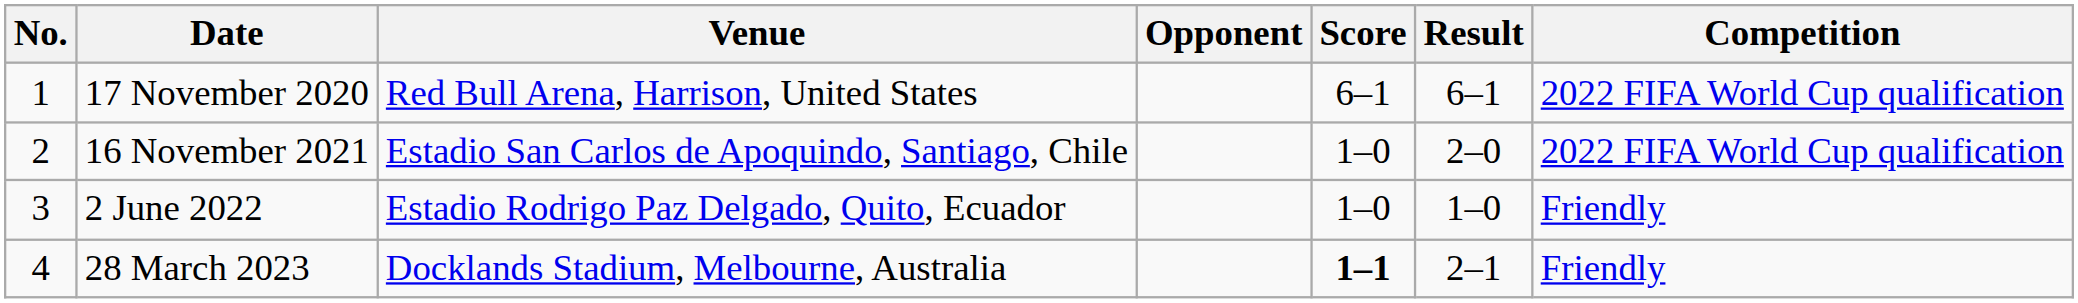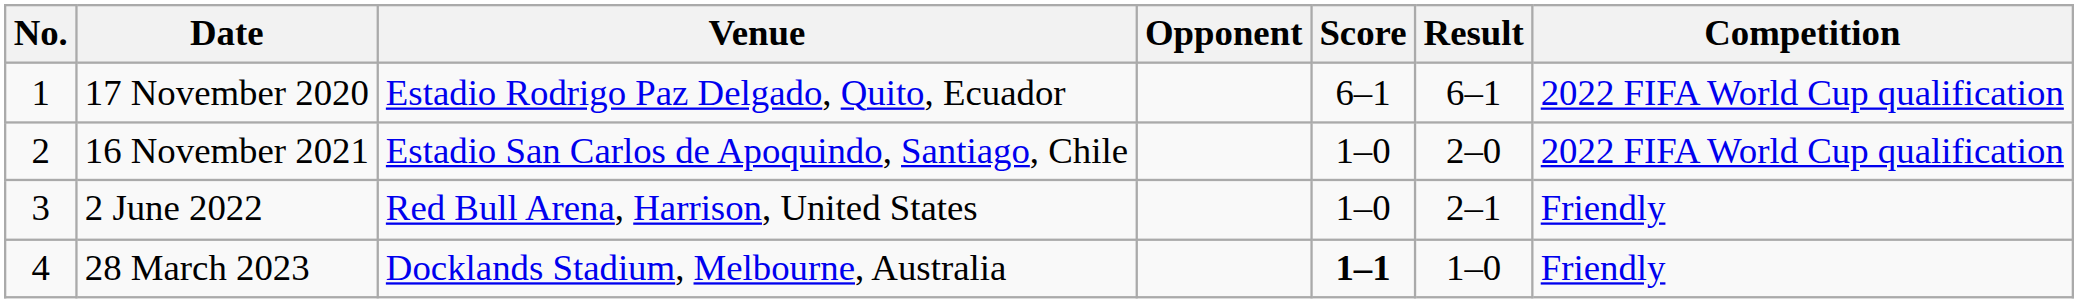(682, 92) Red Bull Arena, Harrison, United States -> (726, 92) Estadio Rodrigo Paz Delgado, Quito, Ecuador
(726, 208) Estadio Rodrigo Paz Delgado, Quito, Ecuador -> (682, 208) Red Bull Arena, Harrison, United States
(1474, 208) 1–0 -> (1474, 208) 2–1
(1474, 267) 2–1 -> (1474, 267) 1–0
